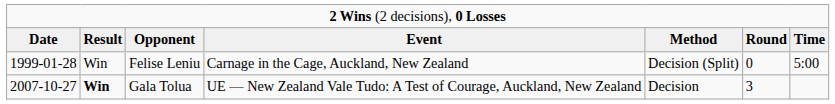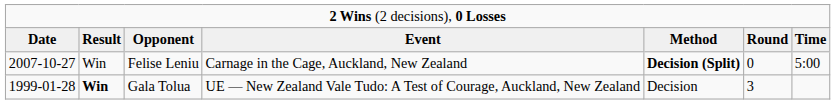(43, 63) 1999-01-28 -> (42, 63) 2007-10-27
(693, 63) normal -> (693, 63) bold
(43, 86) 2007-10-27 -> (42, 86) 1999-01-28
